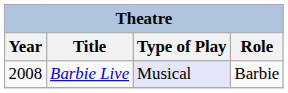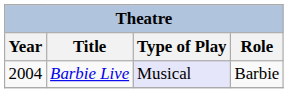(25, 74) 2008 -> (25, 74) 2004
